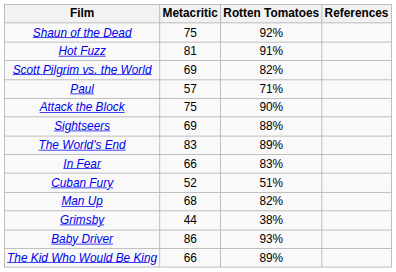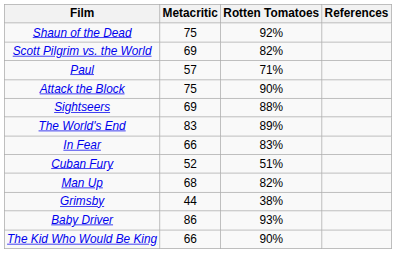- row: (82, 51)
(271, 257) 89% -> (271, 239) 90%
